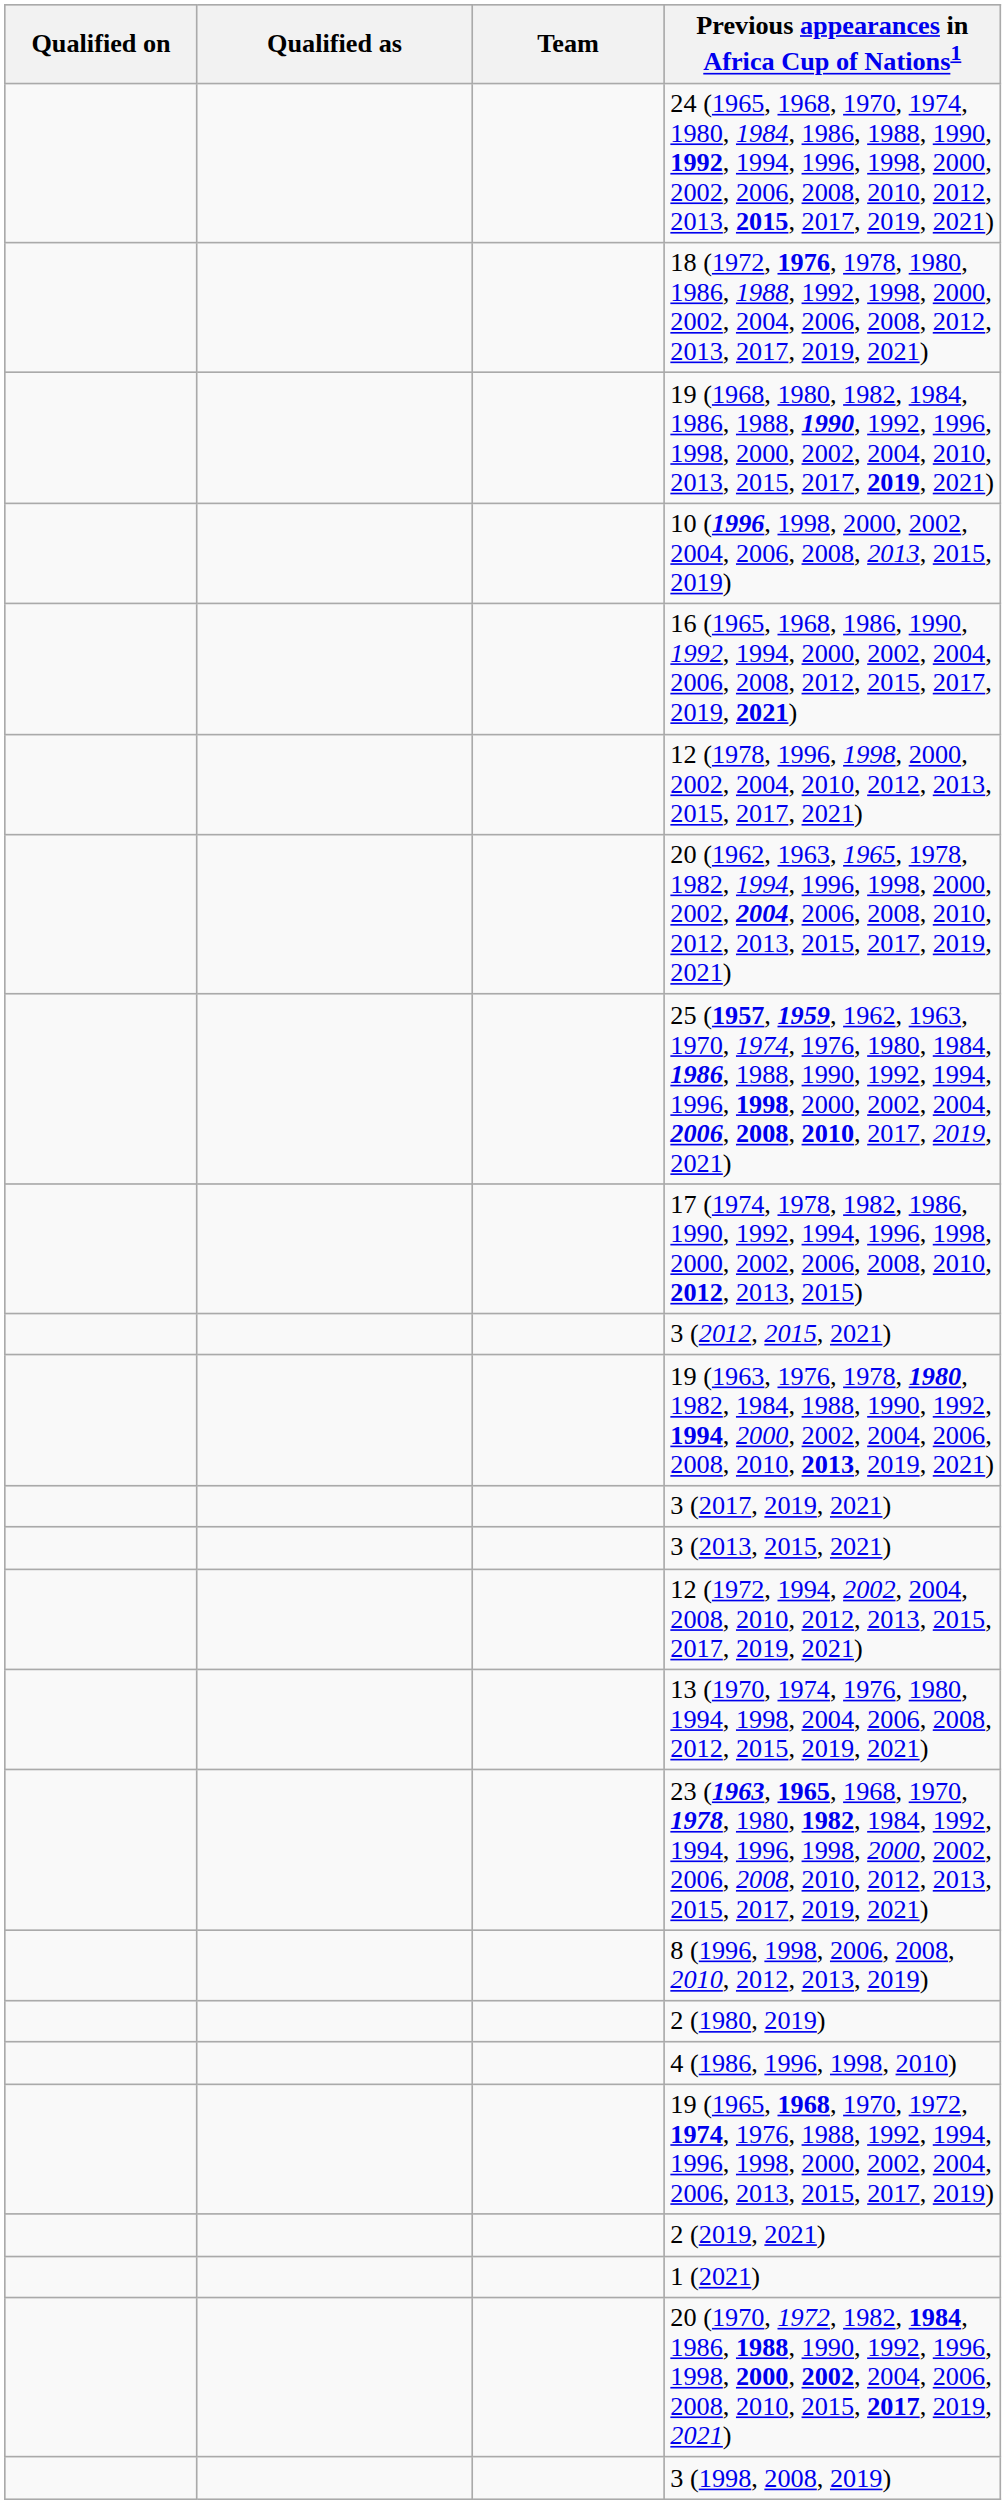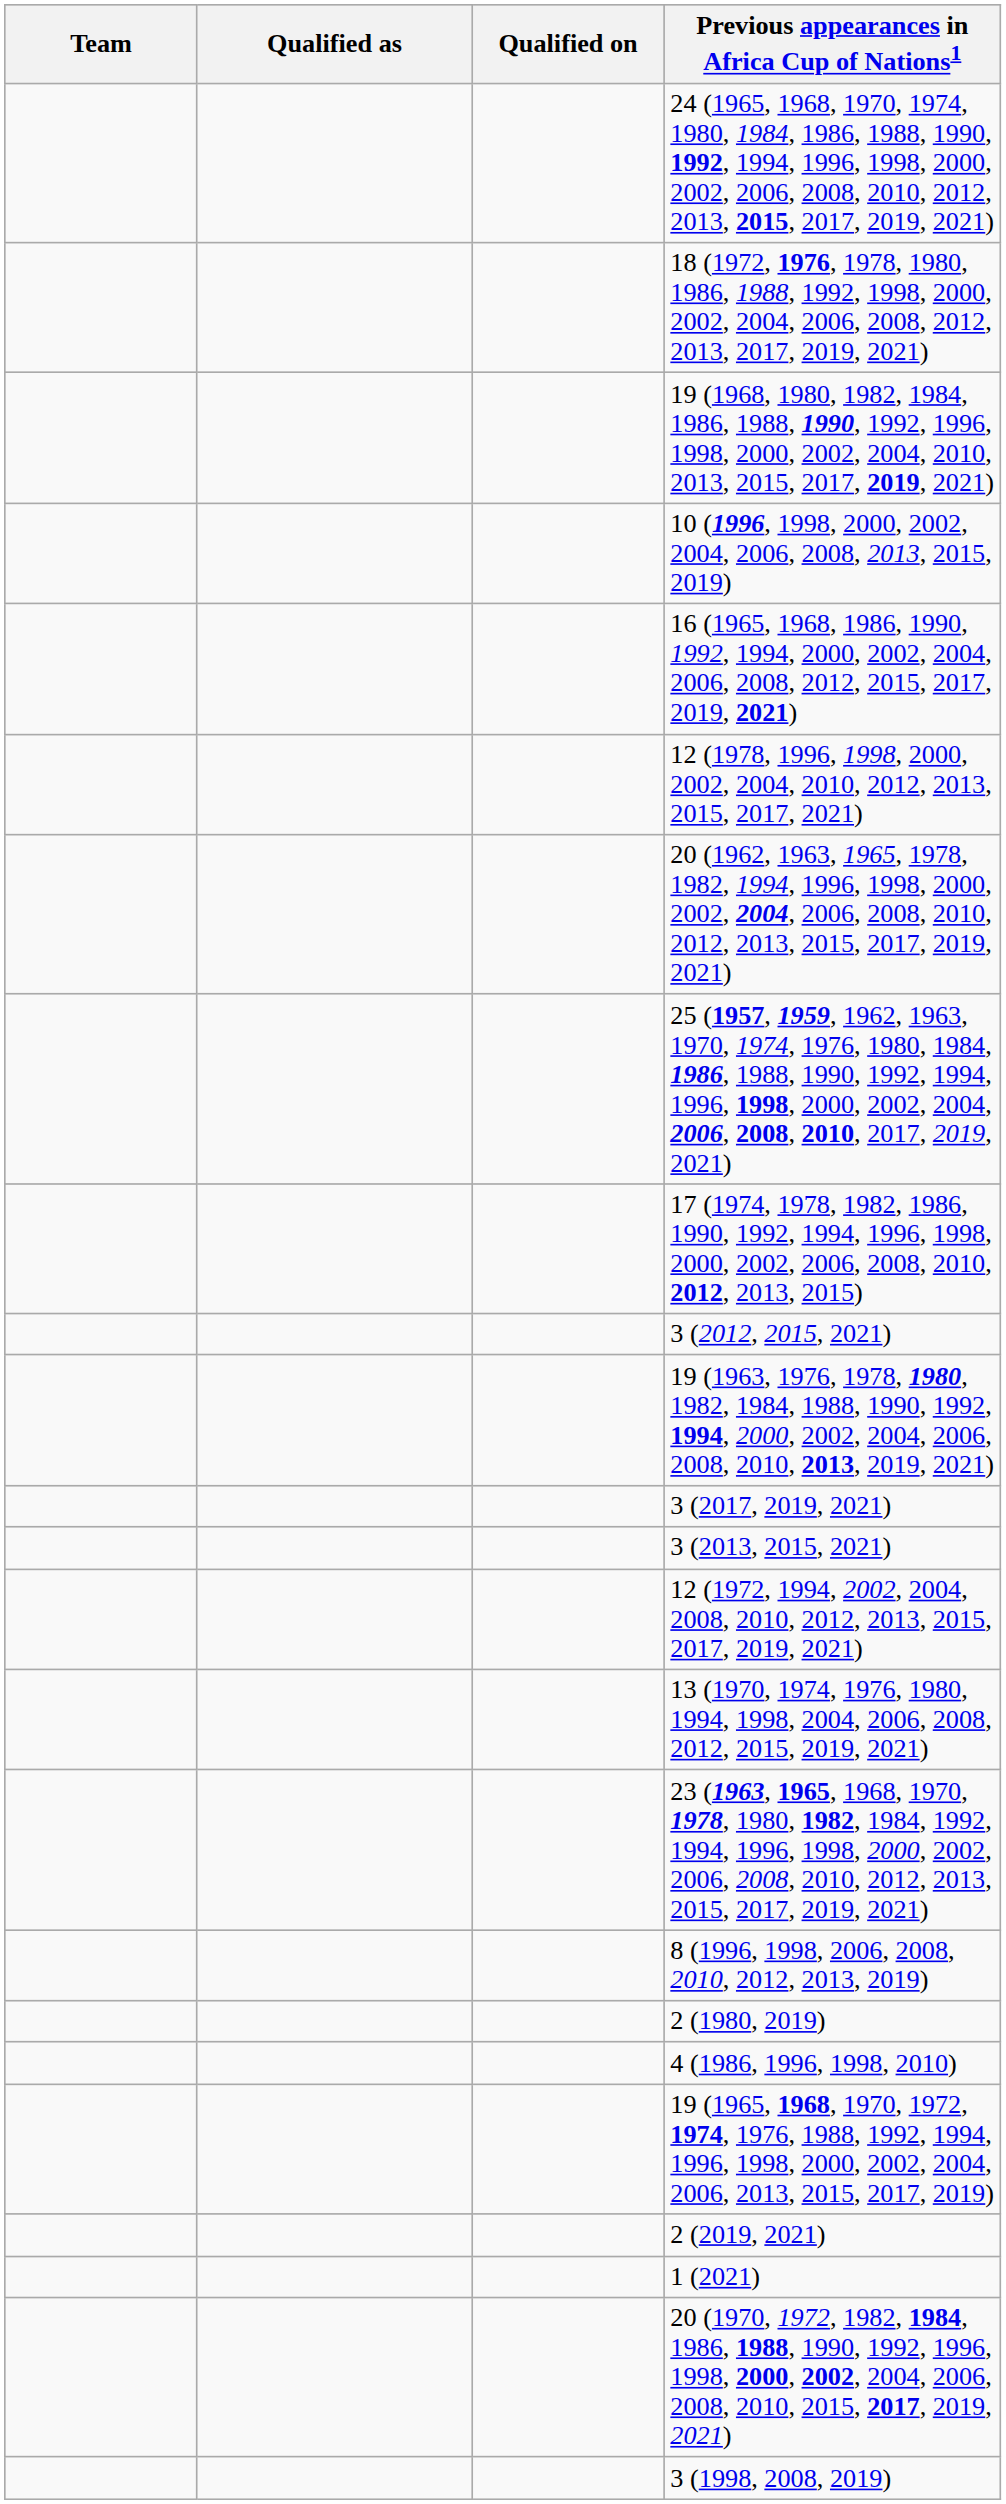columns swapped: (568, 43) <-> (101, 43)
